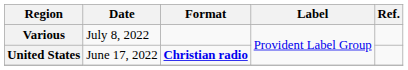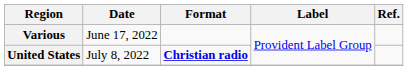(118, 34) July 8, 2022 -> (122, 34) June 17, 2022
(122, 55) June 17, 2022 -> (118, 55) July 8, 2022
